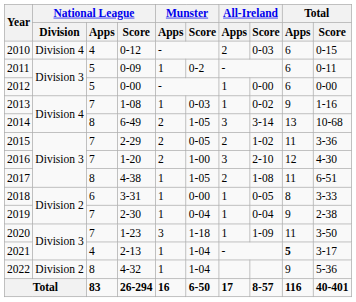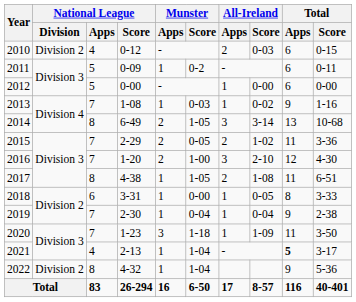(60, 50) Division 4 -> (60, 50) Division 2
